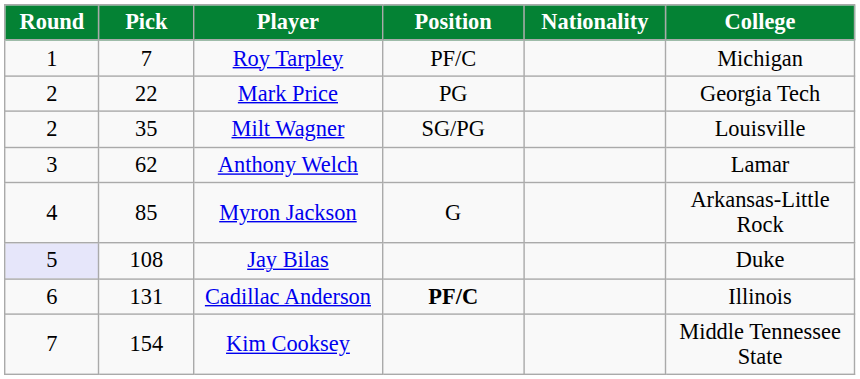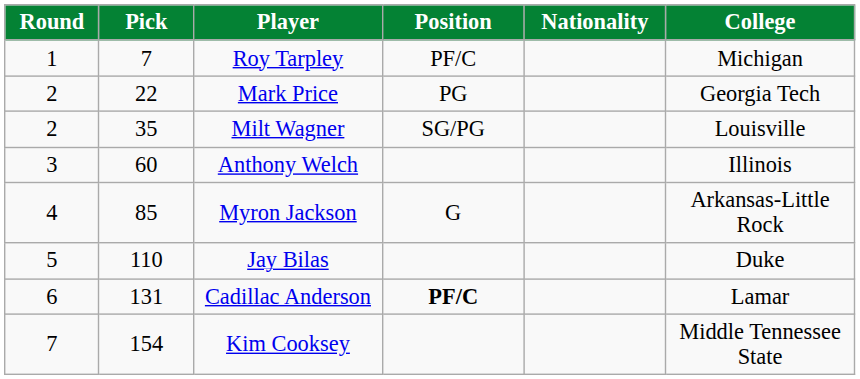(146, 164) 62 -> (146, 164) 60
(760, 164) Lamar -> (760, 164) Illinois
(52, 260) lavender background -> (52, 260) no background
(146, 260) 108 -> (146, 260) 110
(760, 296) Illinois -> (760, 296) Lamar
